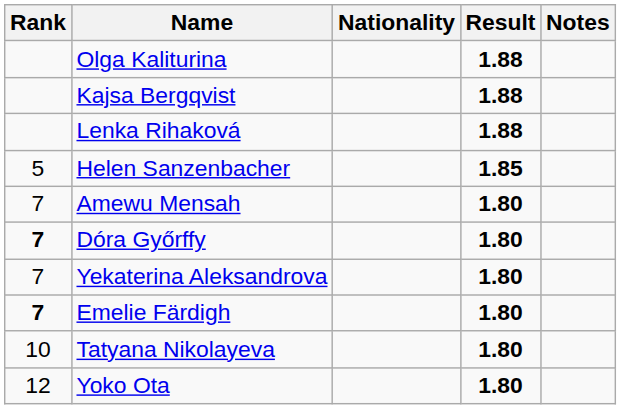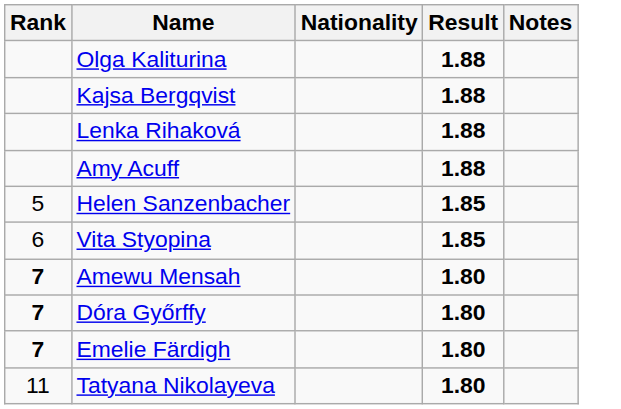+ row: (128, 167)
+ row: (144, 240)
(38, 204) normal -> (38, 276) bold
- row: (202, 276)
(38, 349) 10 -> (38, 385) 11
- row: (123, 385)
